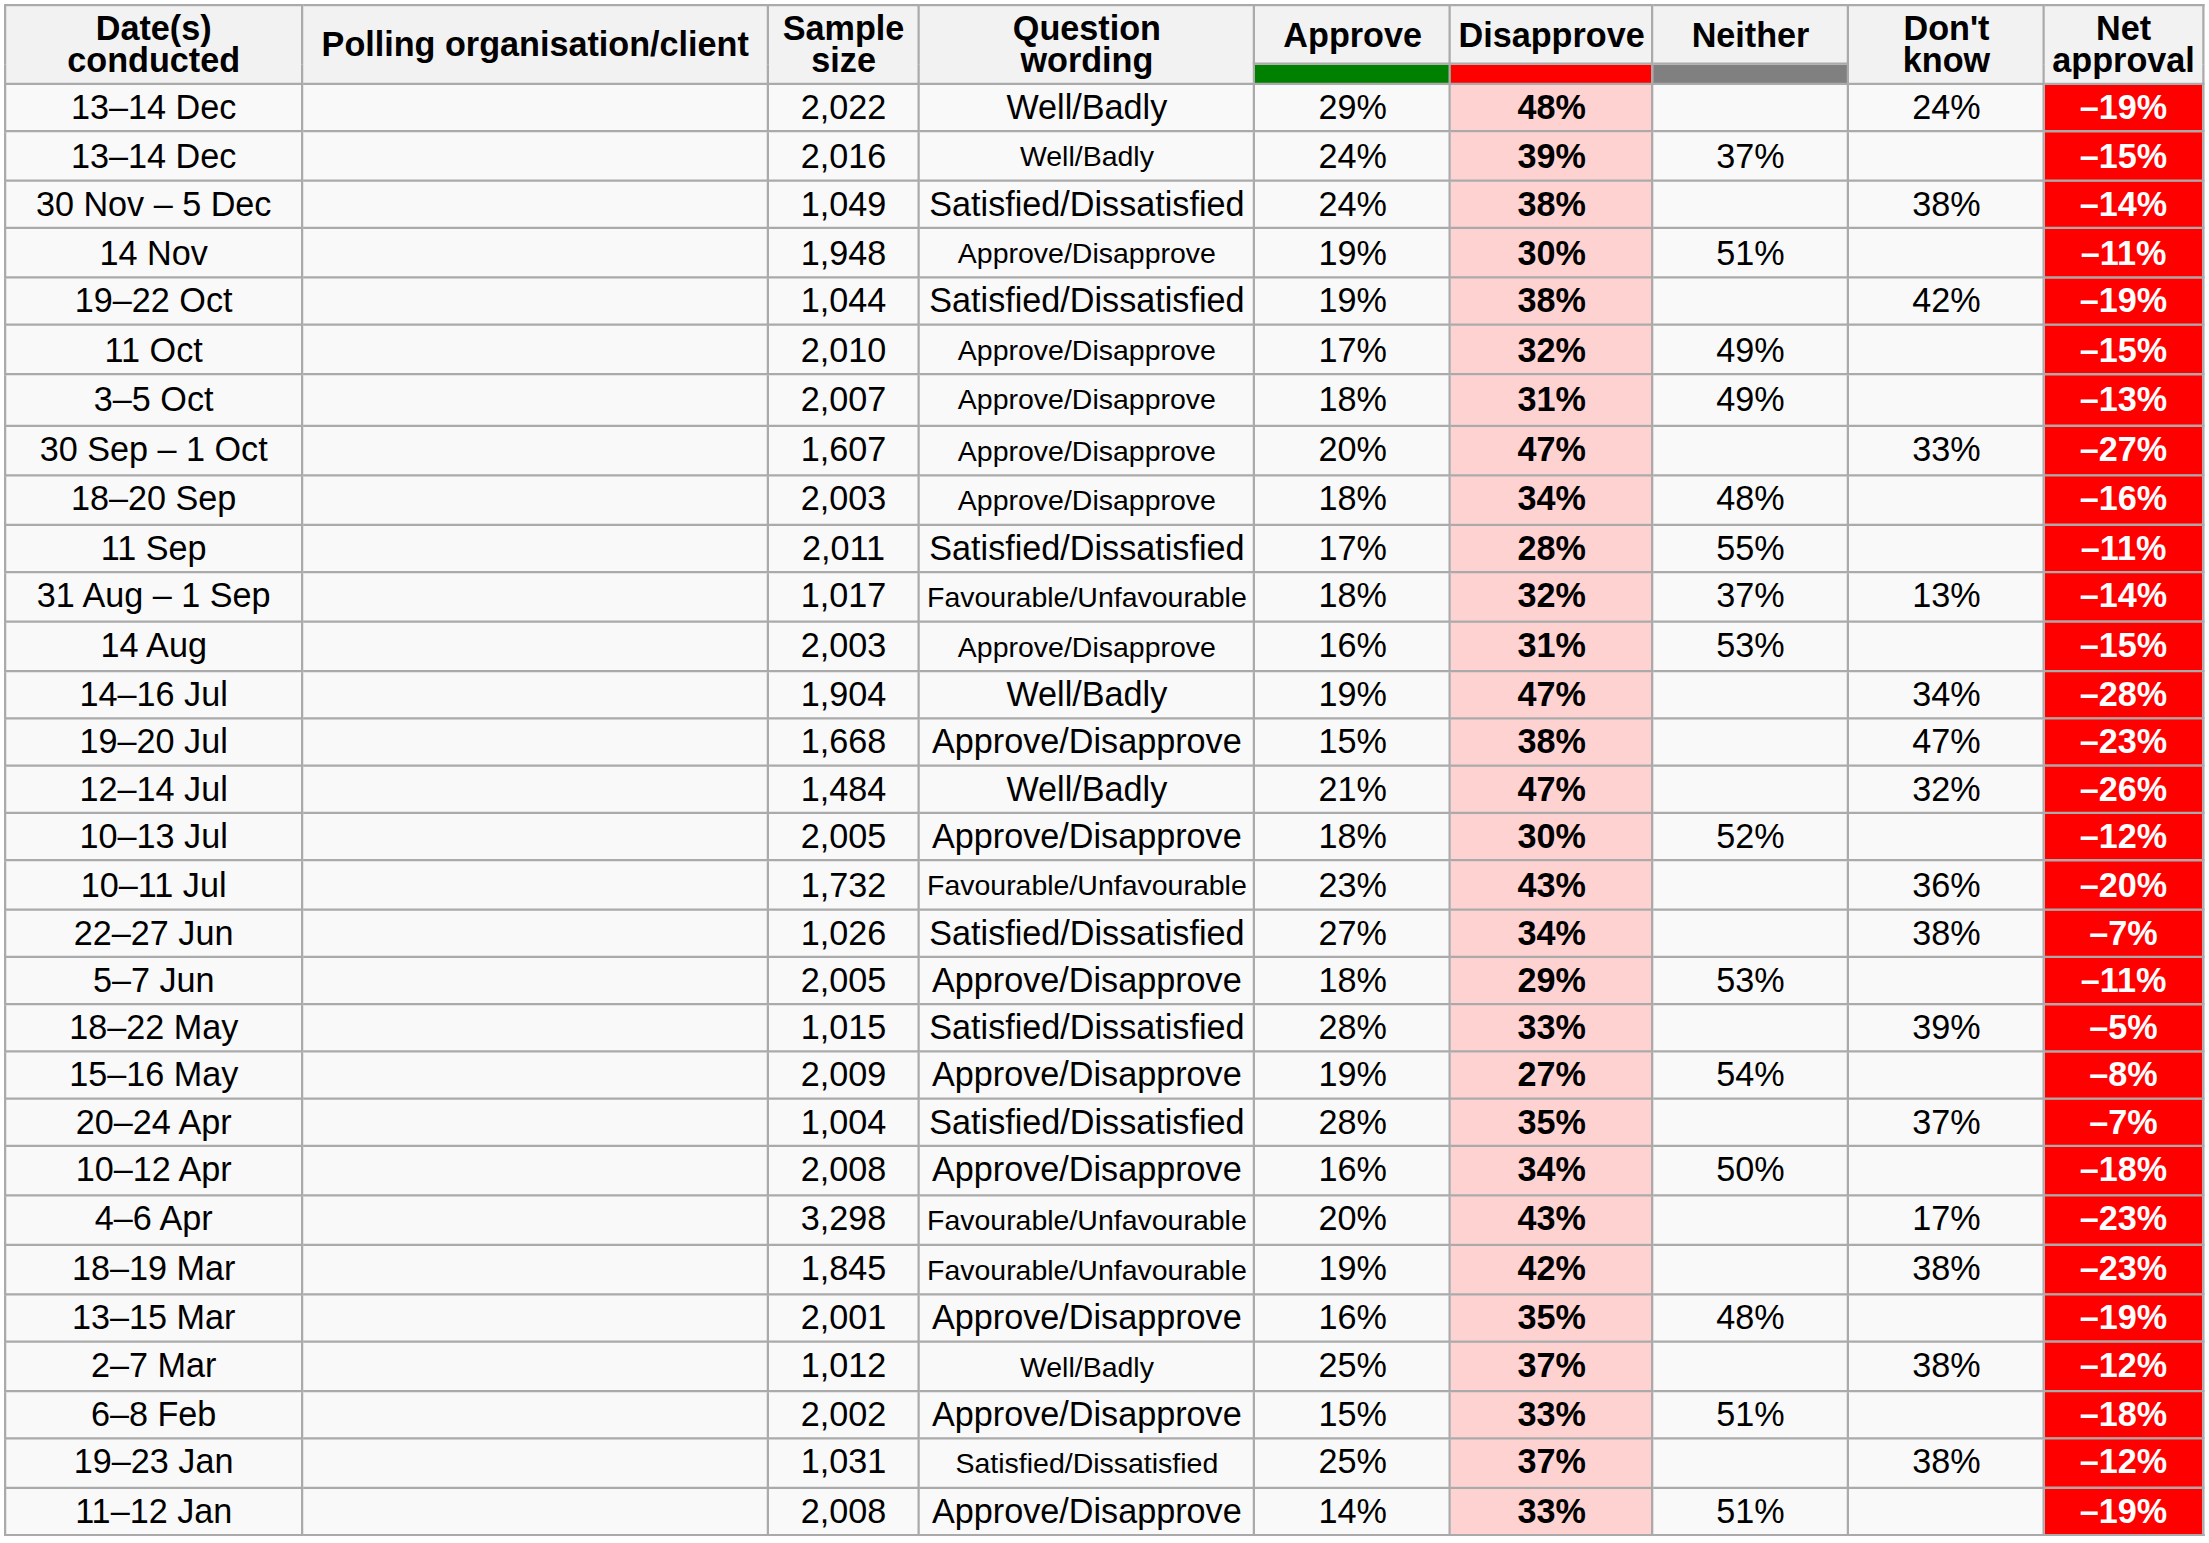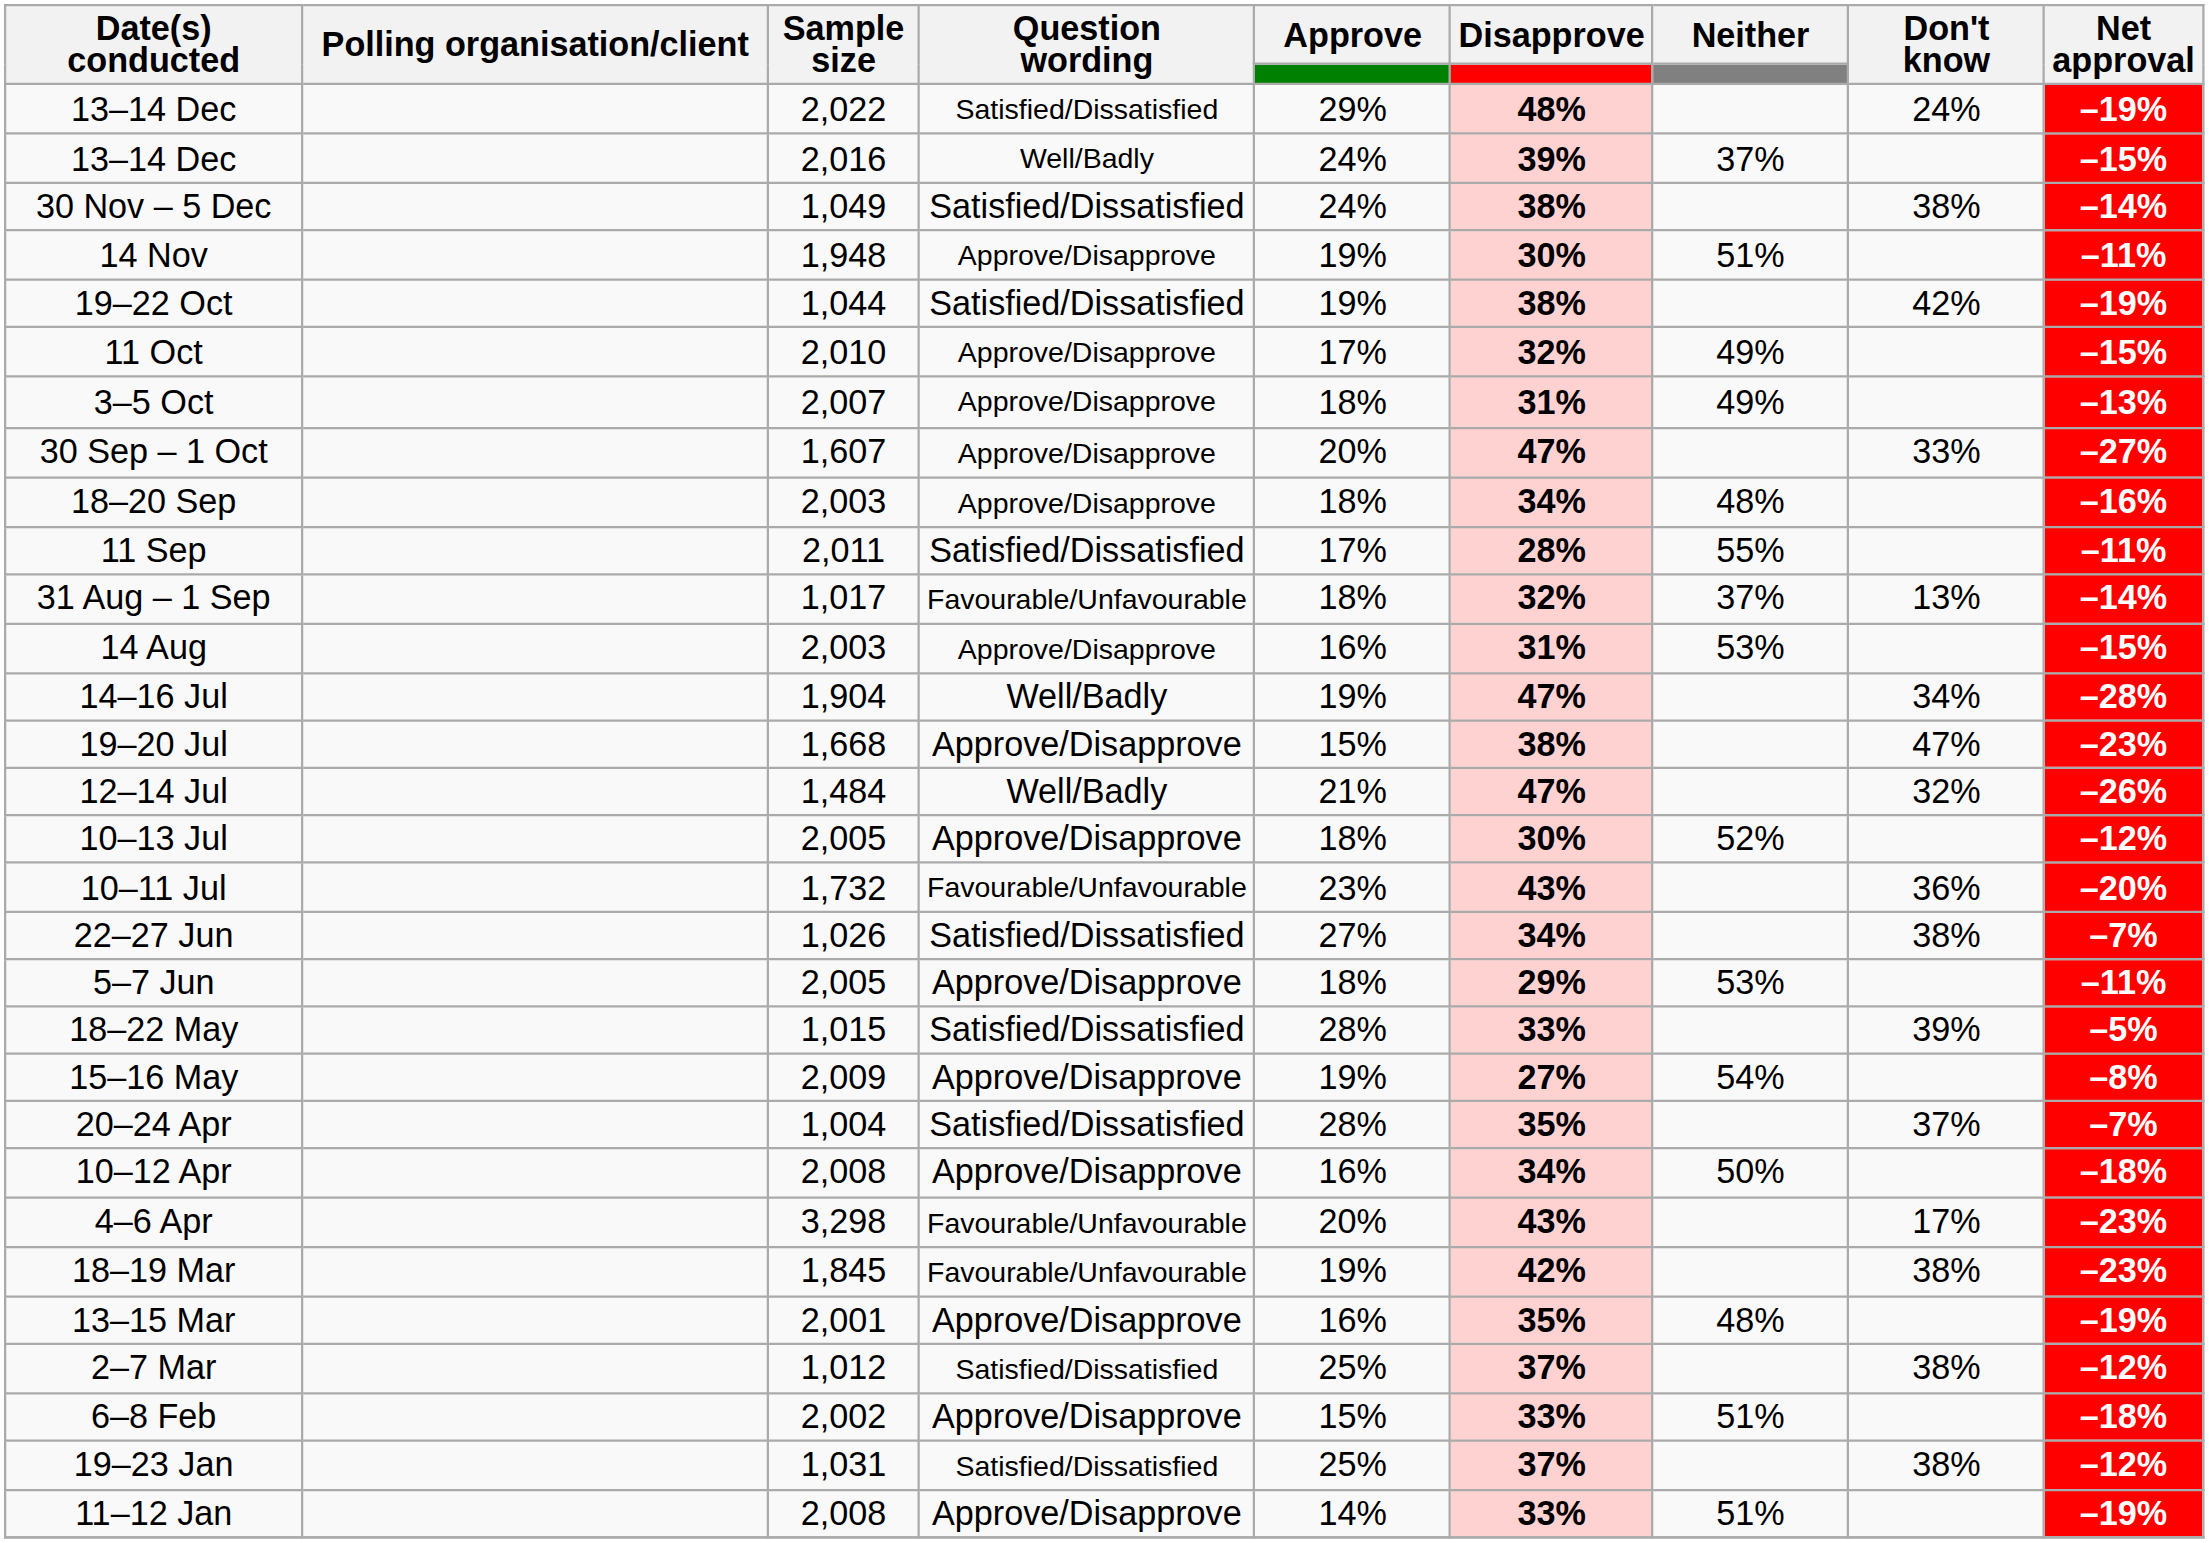(1087, 107) Well/Badly -> (1087, 110) Satisfied/Dissatisfied
(1087, 1367) Well/Badly -> (1087, 1369) Satisfied/Dissatisfied
